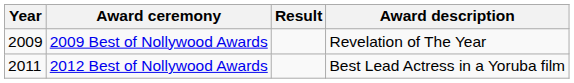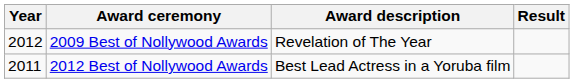columns swapped: (447, 16) <-> (299, 16)
(25, 41) 2009 -> (25, 41) 2012
